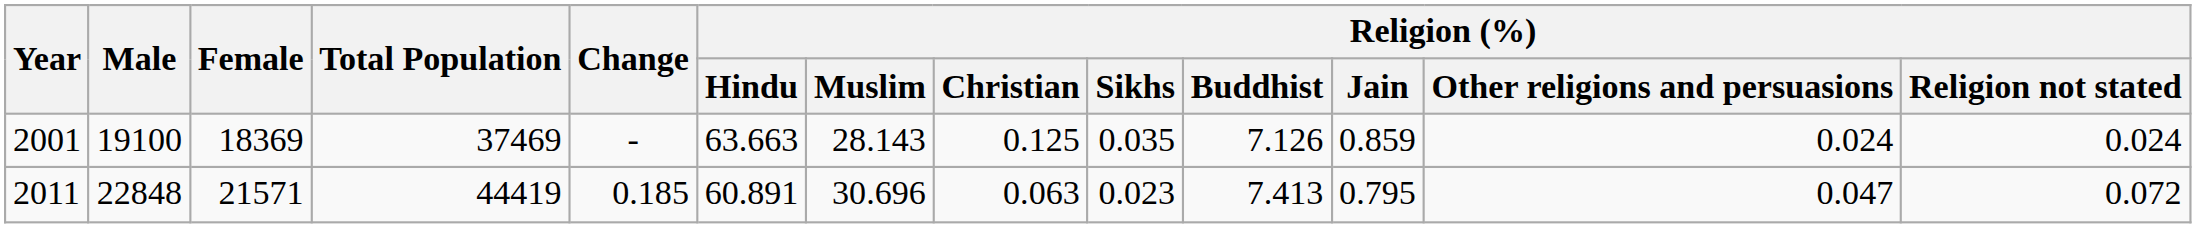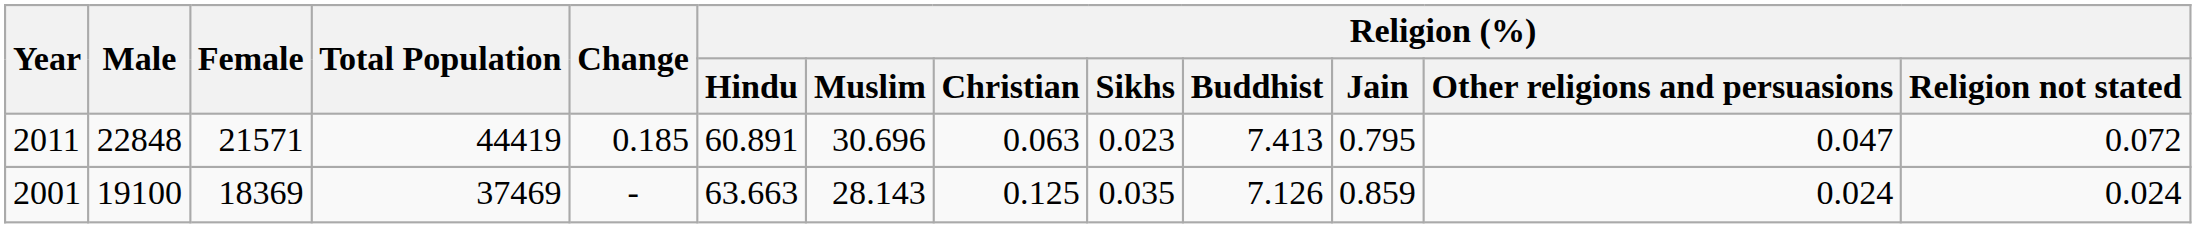rows swapped: (47, 139) <-> (46, 193)
